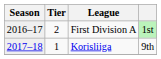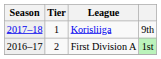rows swapped: (103, 29) <-> (91, 46)
